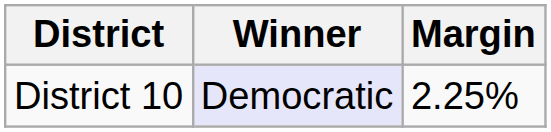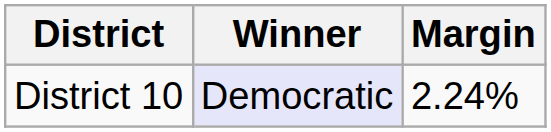(465, 95) 2.25% -> (465, 95) 2.24%
